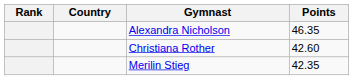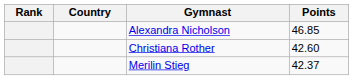(305, 30) 46.35 -> (305, 30) 46.85
(305, 65) 42.35 -> (305, 65) 42.37
